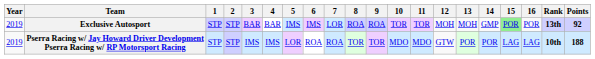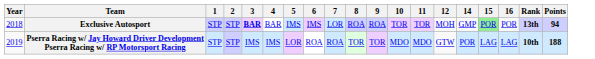- column: (468, 10)
(14, 24) 2019 -> (14, 24) 2018
(252, 24) normal -> (252, 24) bold
(578, 24) 92 -> (555, 24) 94
